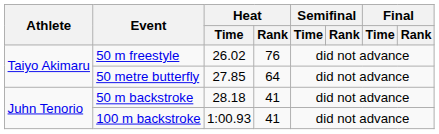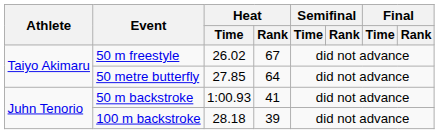(273, 56) 76 -> (273, 56) 67
(229, 98) 28.18 -> (229, 98) 1:00.93
(229, 119) 1:00.93 -> (229, 119) 28.18
(273, 119) 41 -> (273, 119) 39
